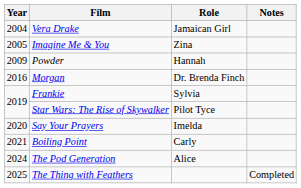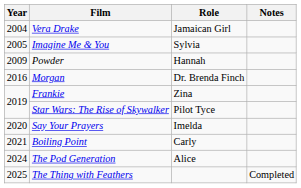(183, 45) Zina -> (187, 45) Sylvia
(187, 93) Sylvia -> (183, 93) Zina
